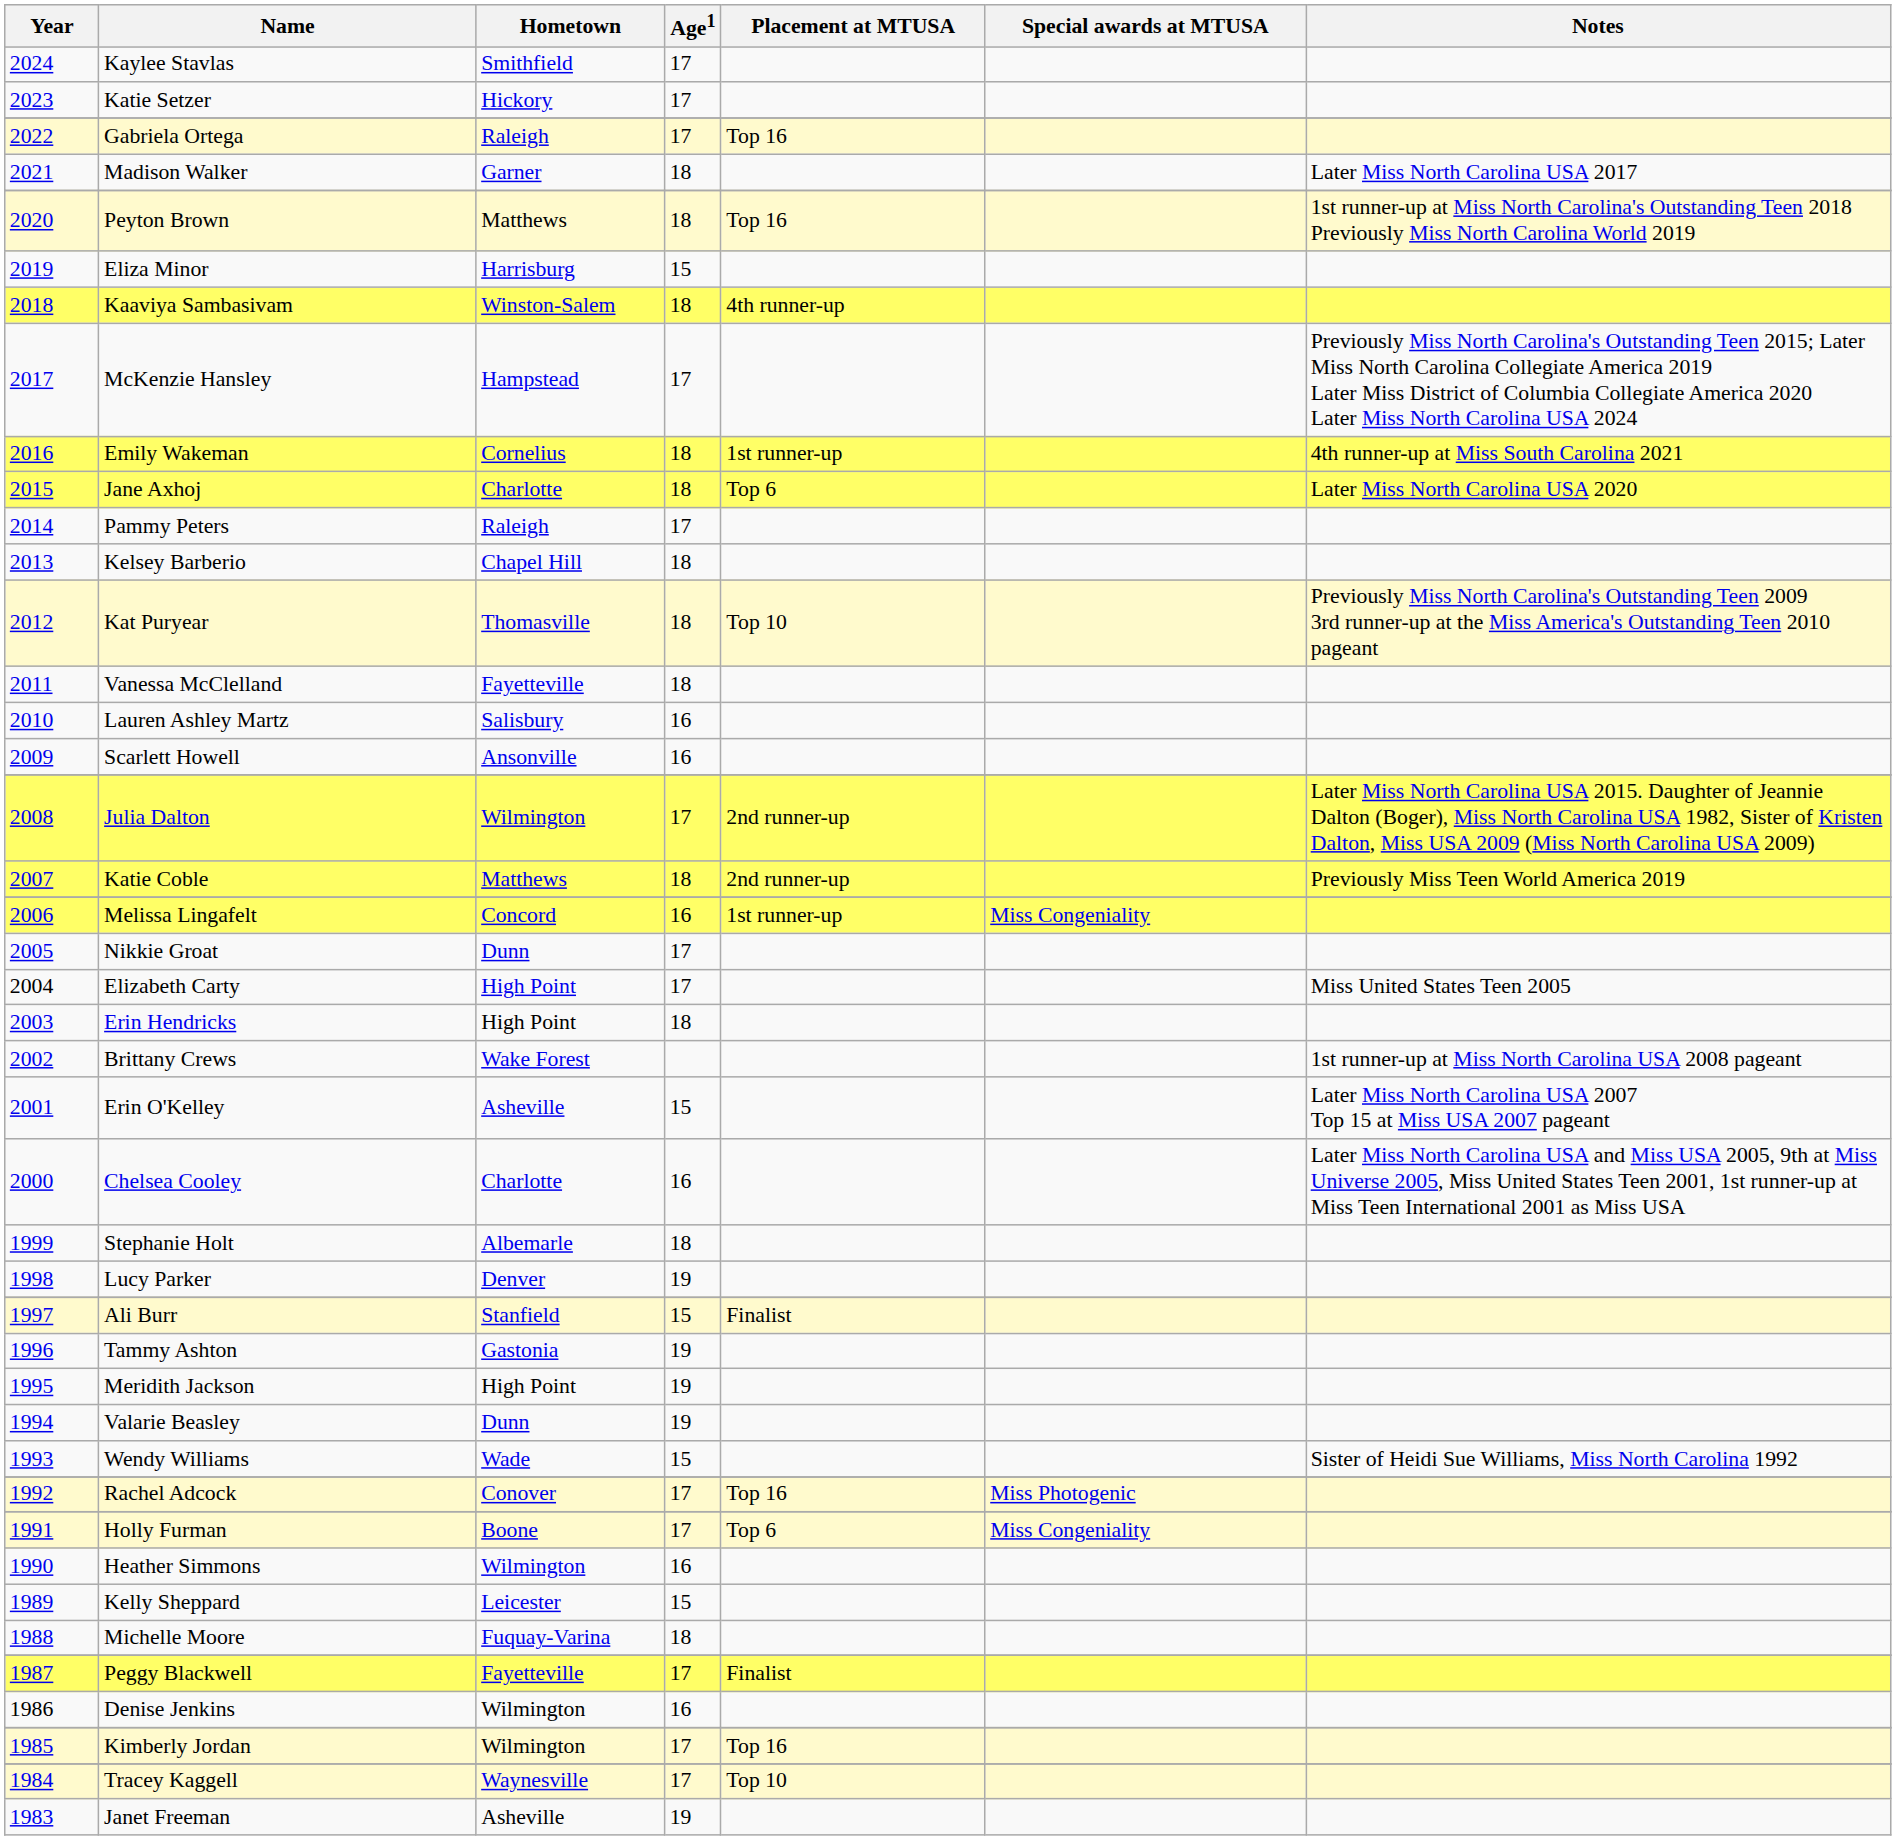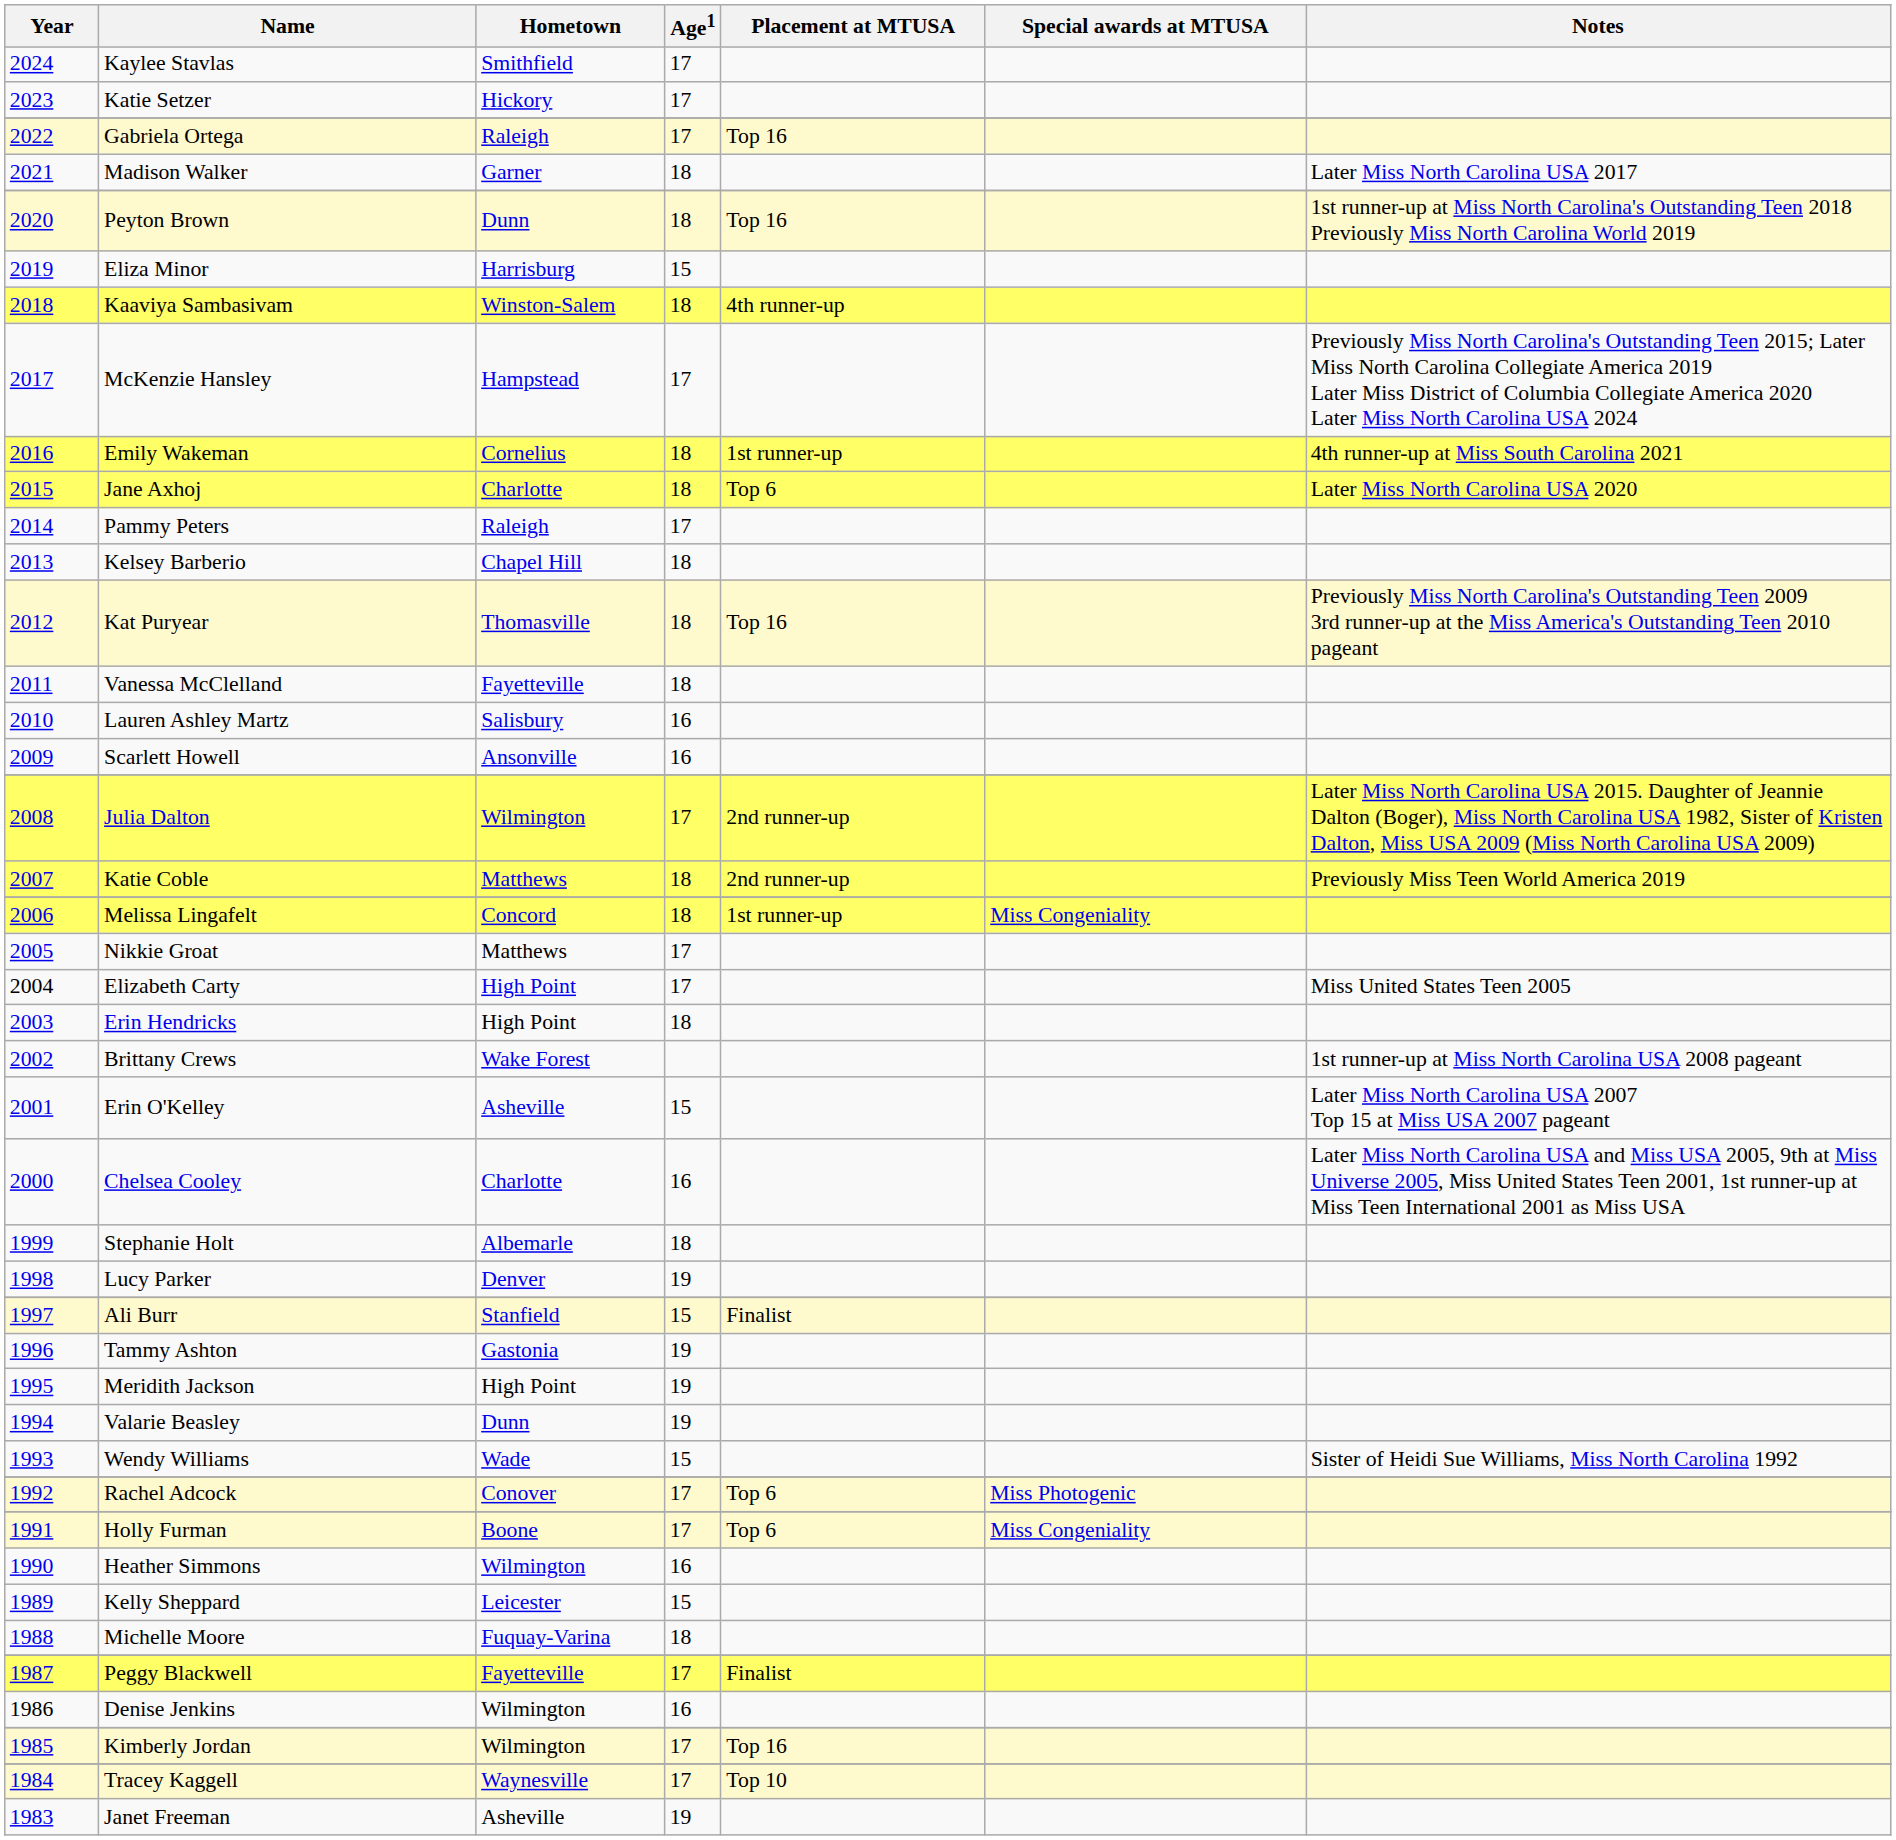(524, 220) Matthews -> (505, 220) Dunn
(757, 623) Top 10 -> (757, 623) Top 16
(681, 915) 16 -> (681, 915) 18
(505, 951) Dunn -> (524, 951) Matthews
(757, 1494) Top 16 -> (751, 1494) Top 6
